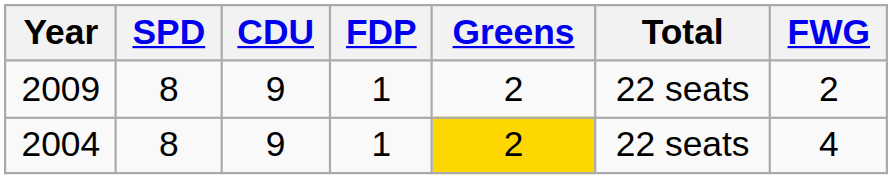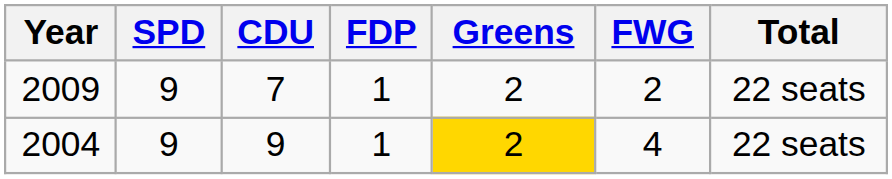columns swapped: (829, 32) <-> (683, 32)
(169, 88) 8 -> (169, 88) 9
(276, 88) 9 -> (276, 88) 7
(169, 144) 8 -> (169, 144) 9
